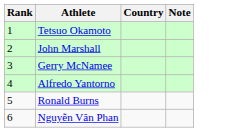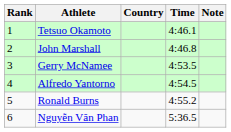+ column: (183, 13)
